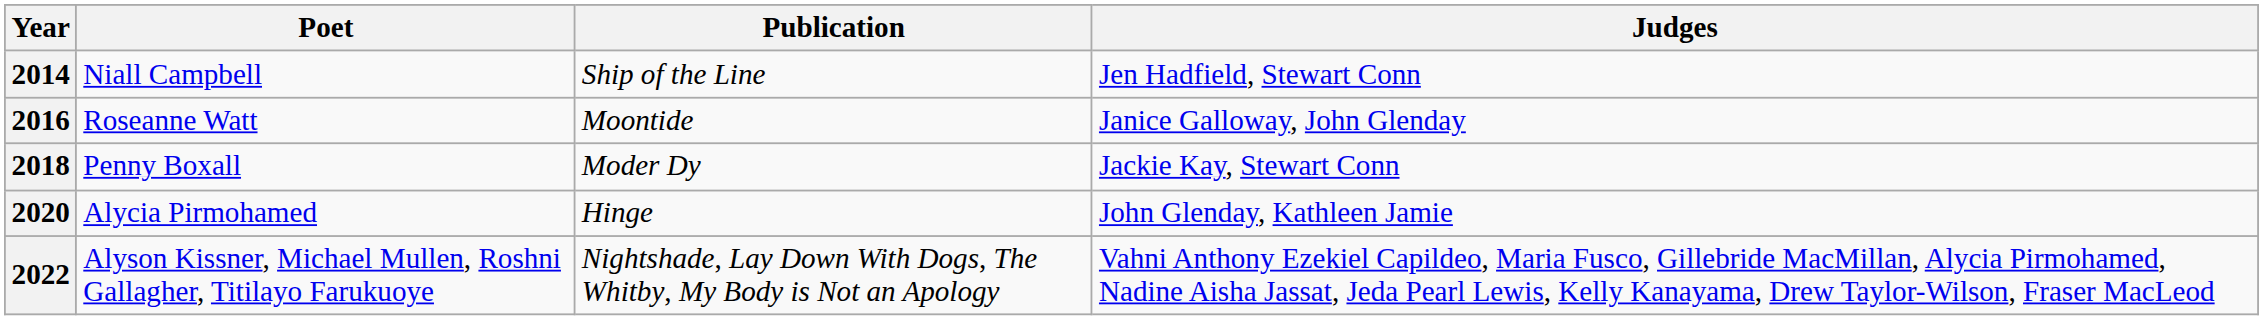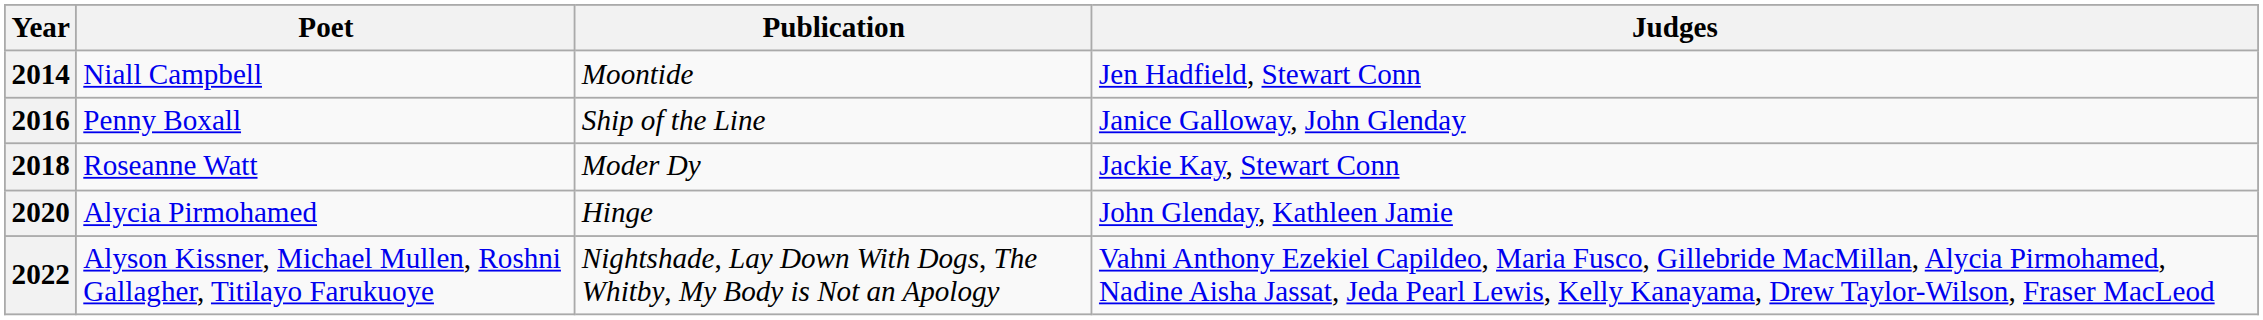(674, 73) Ship of the Line -> (638, 73) Moontide
(170, 119) Roseanne Watt -> (162, 119) Penny Boxall
(638, 119) Moontide -> (674, 119) Ship of the Line
(162, 166) Penny Boxall -> (170, 166) Roseanne Watt
